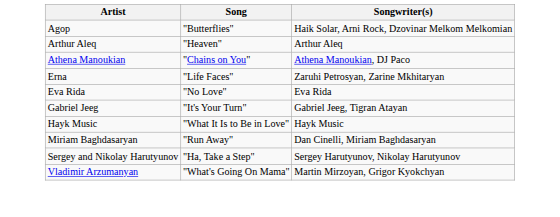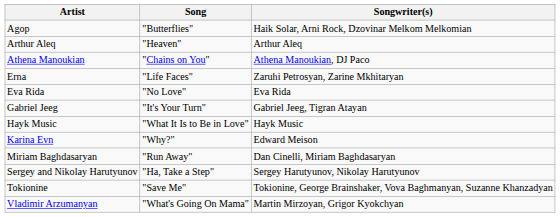+ row: (30, 140)
+ row: (27, 188)
